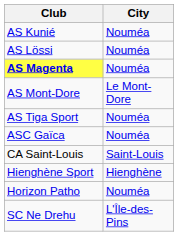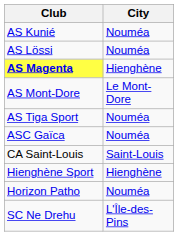(128, 68) Nouméa -> (134, 68) Hienghène
